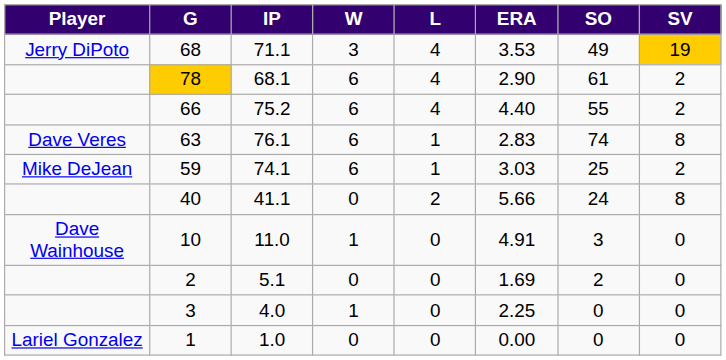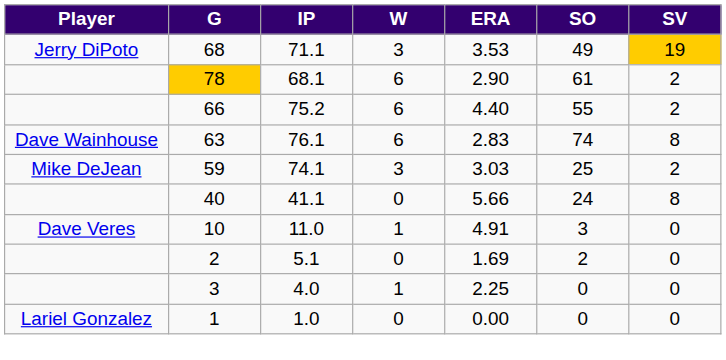- column: (435, 19)
(77, 139) Dave Veres -> (86, 139) Dave Wainhouse
(354, 169) 6 -> (398, 169) 3
(77, 239) Dave Wainhouse -> (86, 229) Dave Veres
